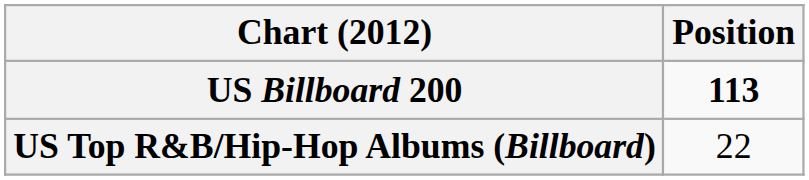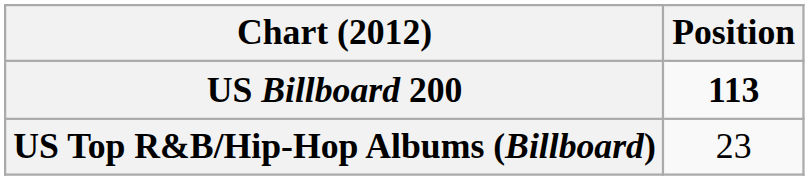(734, 145) 22 -> (734, 145) 23
